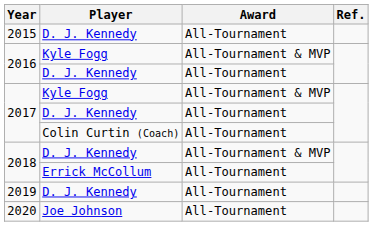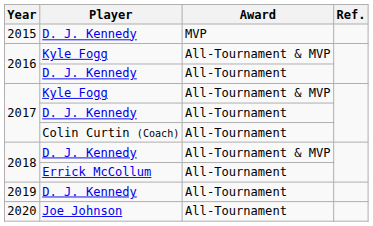(236, 34) All-Tournament -> (196, 34) MVP
